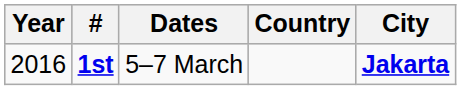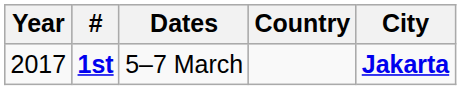(38, 63) 2016 -> (38, 63) 2017
